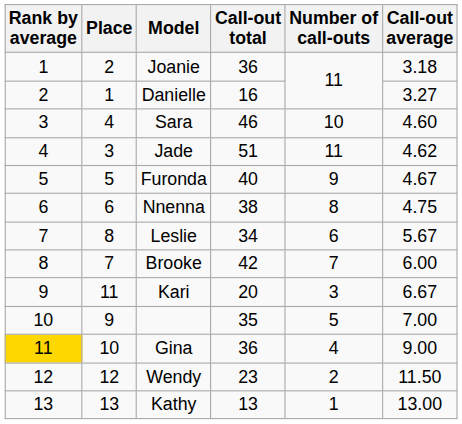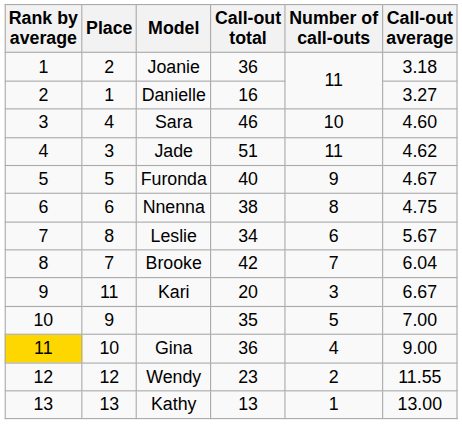(420, 263) 6.00 -> (420, 263) 6.04
(420, 376) 11.50 -> (420, 376) 11.55
